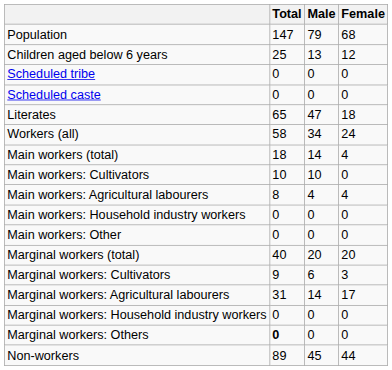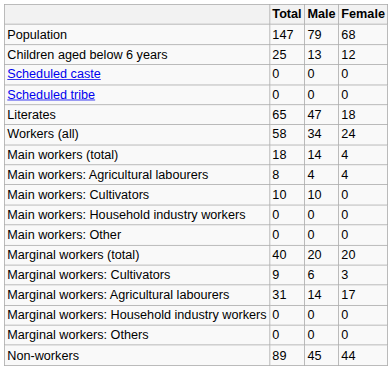rows swapped: (54, 94) <-> (51, 74)
rows swapped: (78, 174) <-> (108, 194)
(276, 335) bold -> (276, 335) normal
